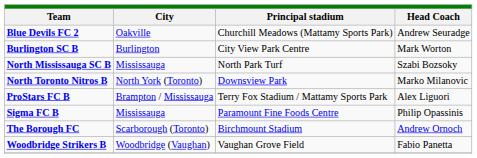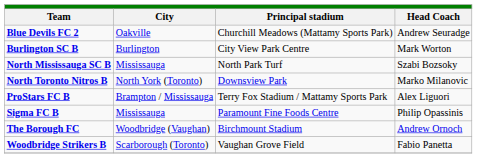(162, 129) Scarborough (Toronto) -> (163, 129) Woodbridge (Vaughan)
(163, 145) Woodbridge (Vaughan) -> (162, 145) Scarborough (Toronto)
